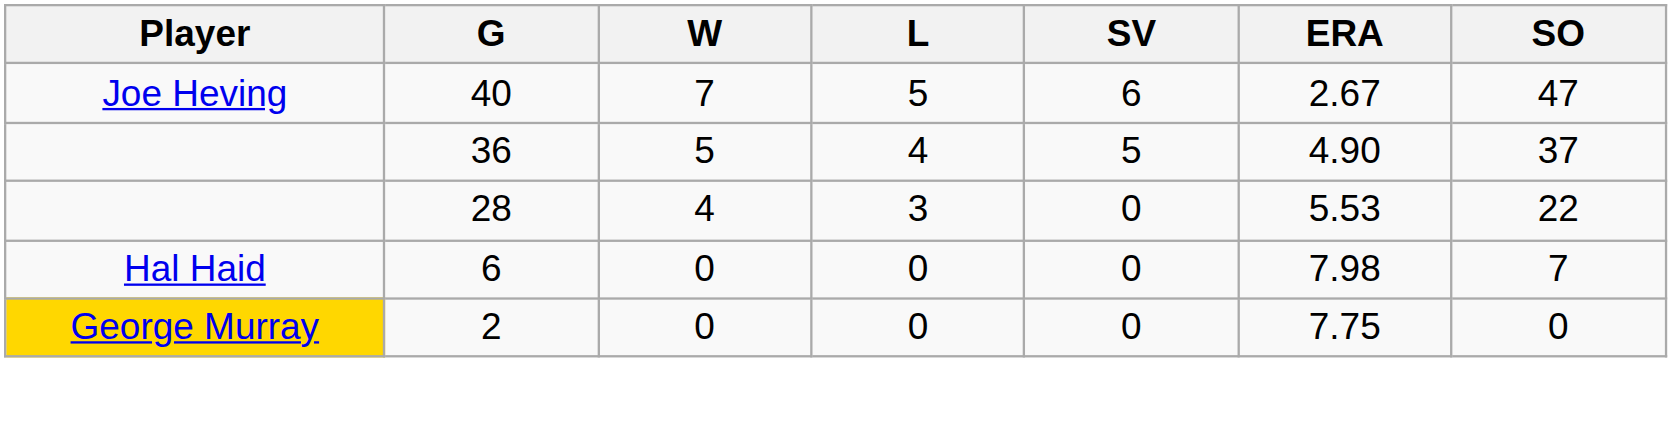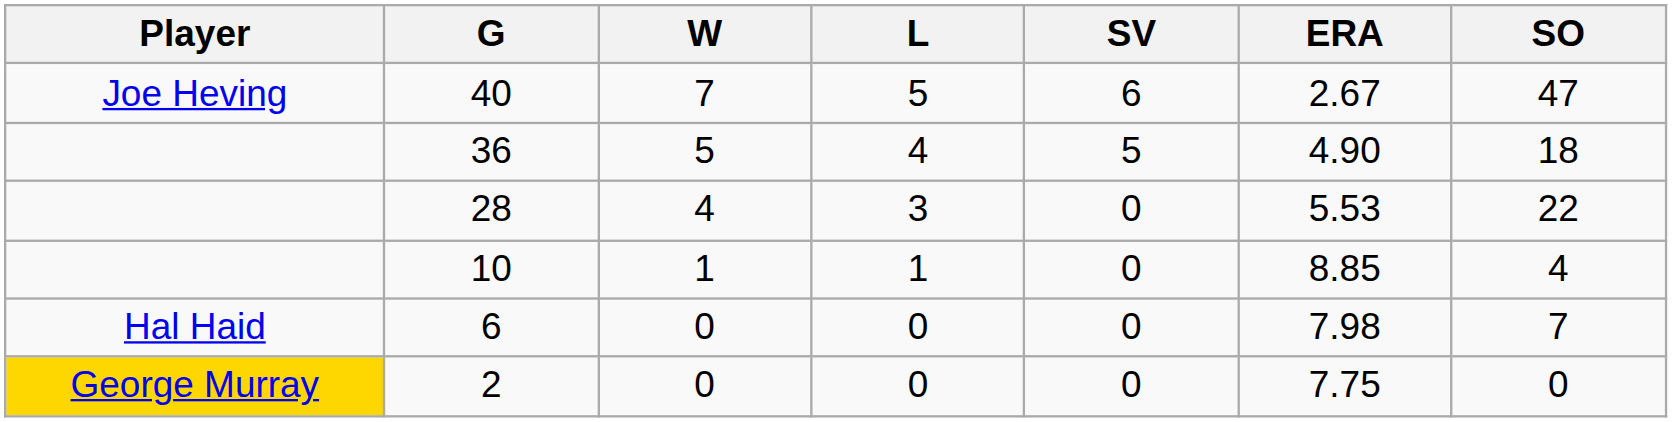(1558, 151) 37 -> (1558, 151) 18
+ row: (491, 268)
